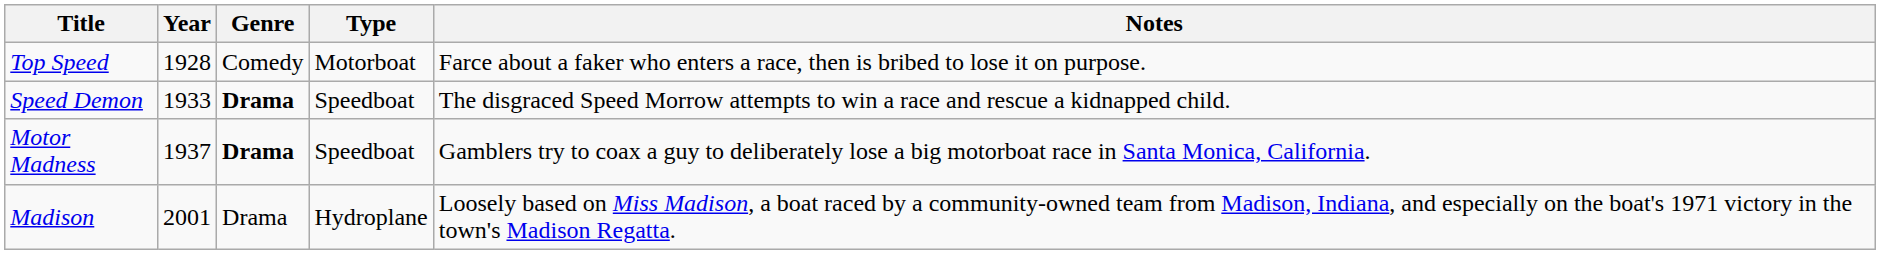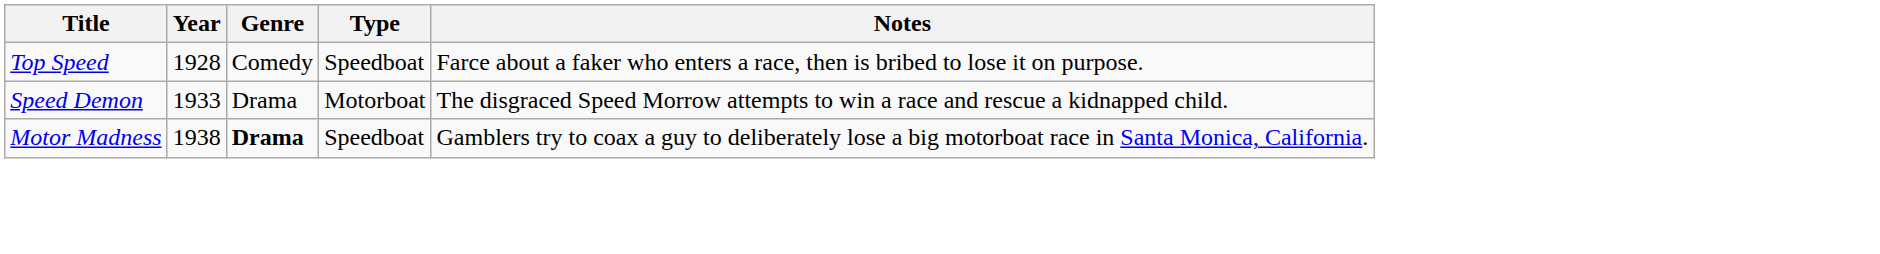(365, 61) Motorboat -> (374, 61) Speedboat
(258, 99) bold -> (264, 99) normal
(364, 99) Speedboat -> (375, 99) Motorboat
(187, 151) 1937 -> (197, 137) 1938
- row: (52, 216)
